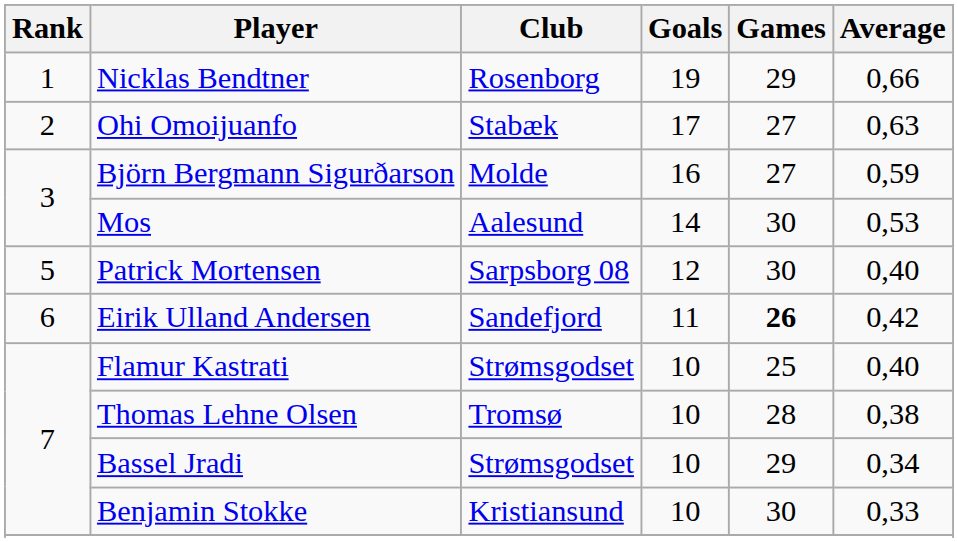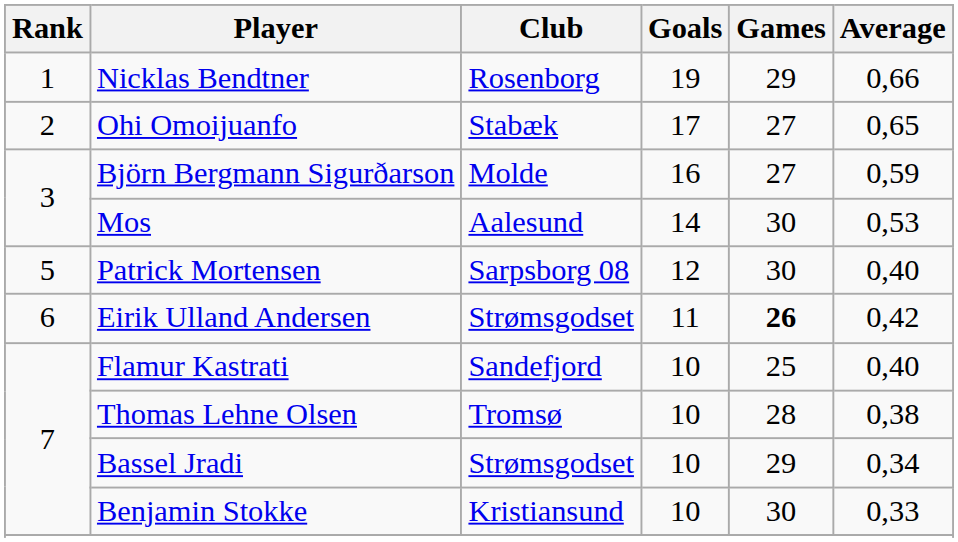(893, 125) 0,63 -> (893, 125) 0,65
(535, 317) Sandefjord -> (551, 317) Strømsgodset
(551, 366) Strømsgodset -> (535, 366) Sandefjord
